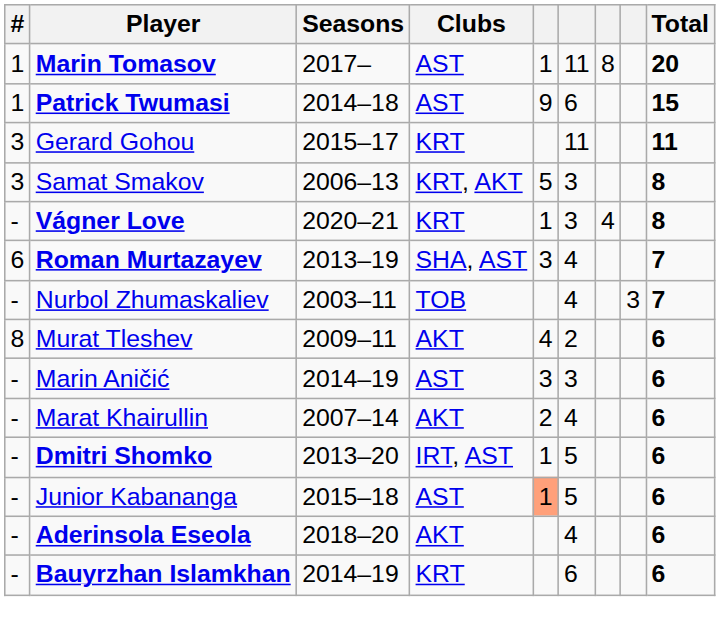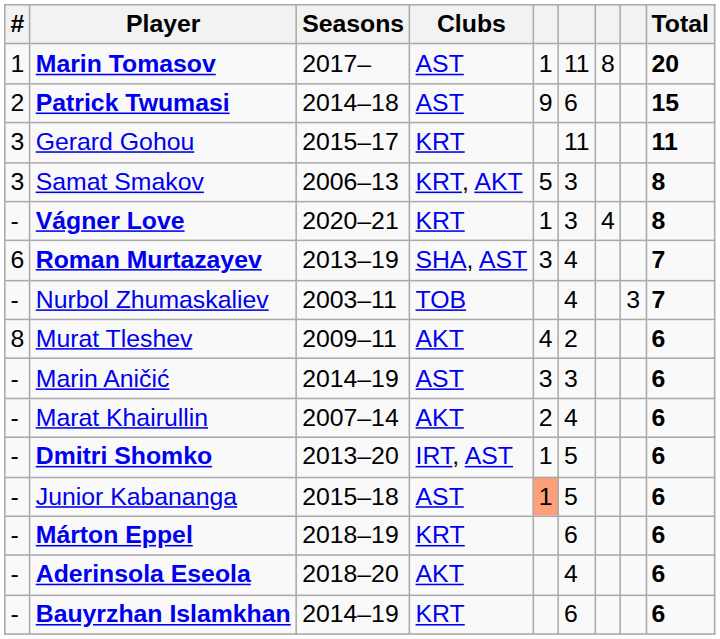(17, 102) 1 -> (17, 102) 2
+ row: (114, 535)
